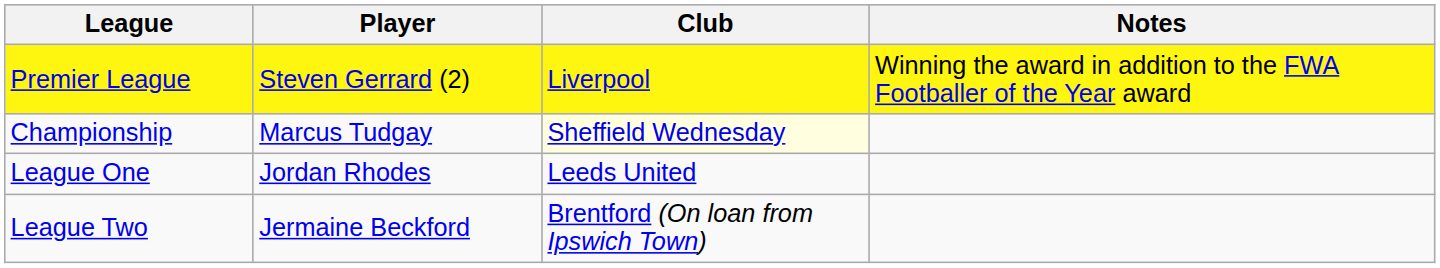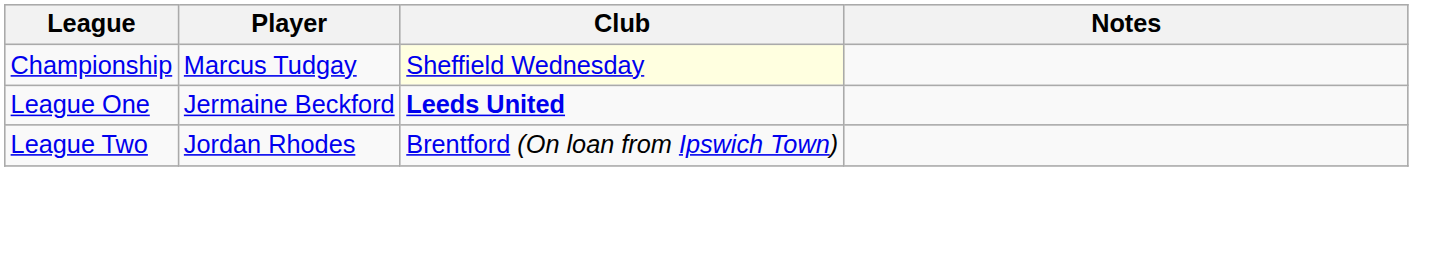- row: (101, 78)
(345, 173) Jordan Rhodes -> (289, 104) Jermaine Beckford
(622, 173) normal -> (486, 104) bold
(365, 227) Jermaine Beckford -> (270, 144) Jordan Rhodes
